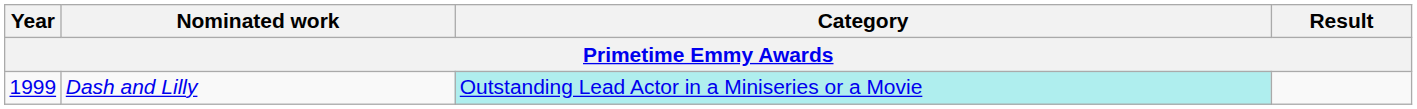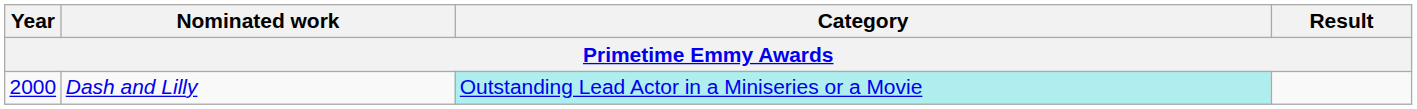(33, 87) 1999 -> (33, 87) 2000
